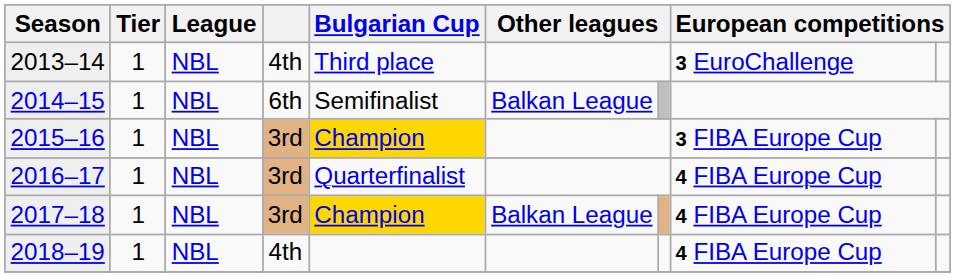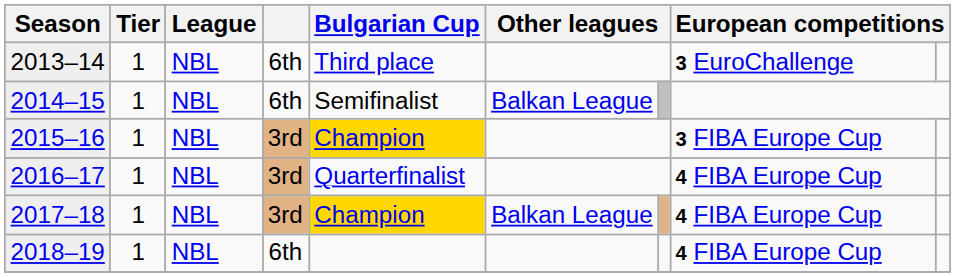(285, 62) 4th -> (285, 62) 6th
(285, 253) 4th -> (285, 253) 6th
